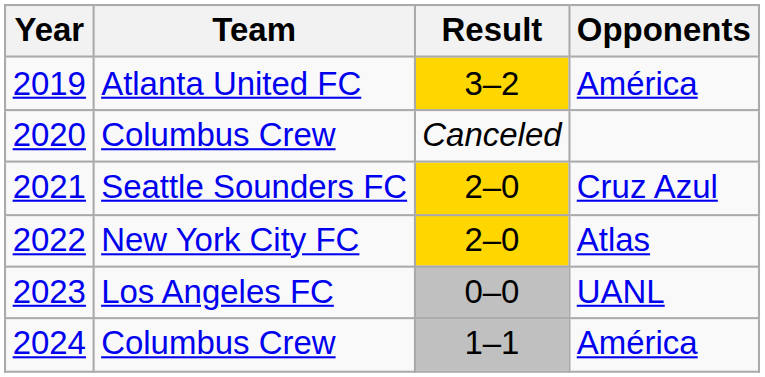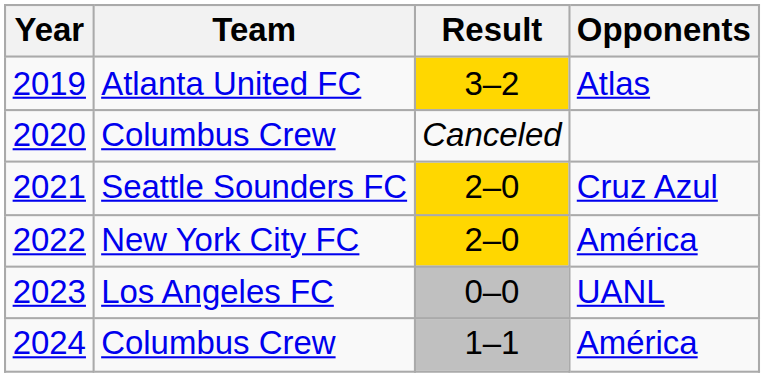(637, 82) América -> (613, 82) Atlas
(613, 239) Atlas -> (637, 239) América
